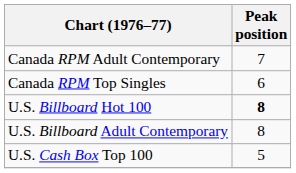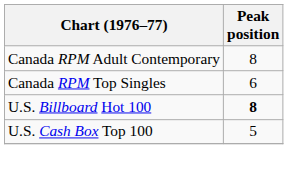(261, 58) 7 -> (253, 58) 8
- row: (118, 131)
